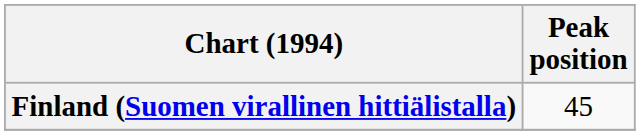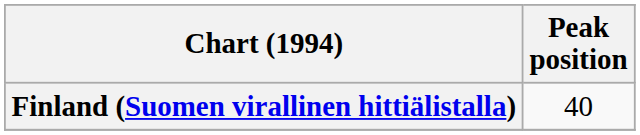(578, 105) 45 -> (578, 105) 40
